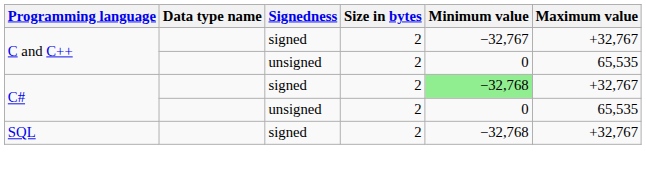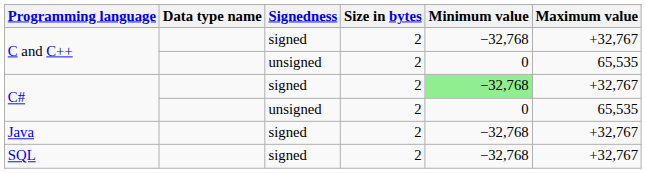(504, 39) −32,767 -> (504, 39) −32,768
+ row: (21, 132)
